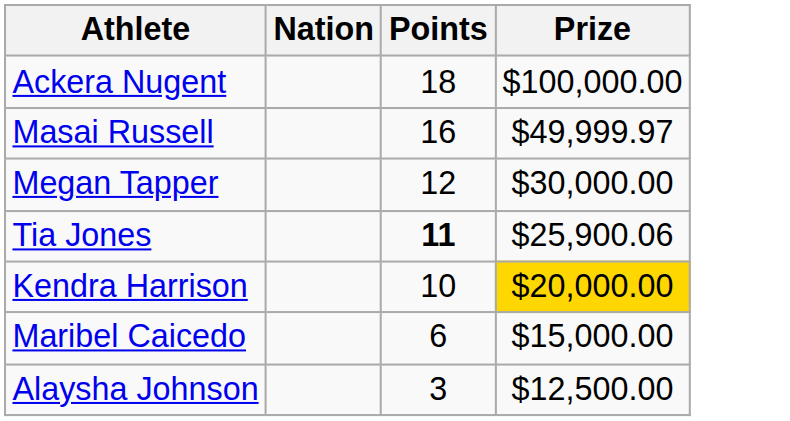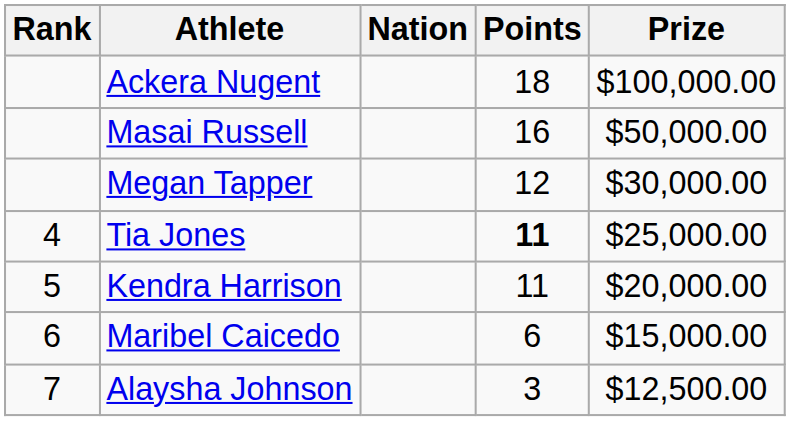+ column: (52, 30)
(592, 132) $49,999.97 -> (686, 132) $50,000.00
(592, 235) $25,900.06 -> (686, 235) $25,000.00
(438, 286) 10 -> (532, 286) 11
(592, 286) gold background -> (686, 286) no background
